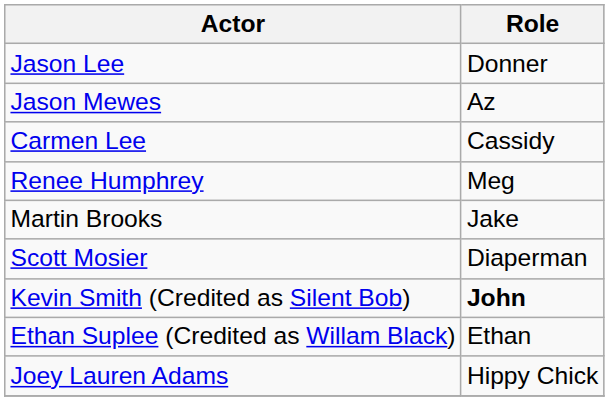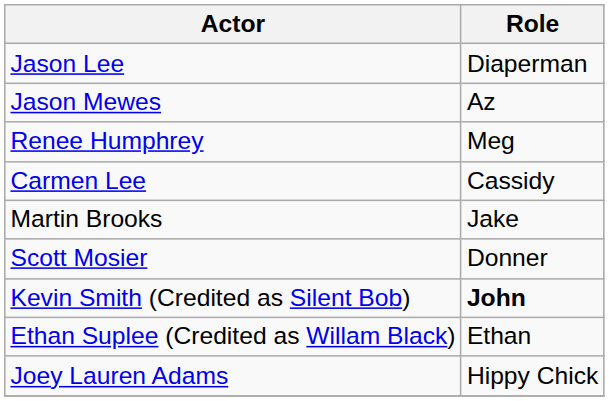(507, 63) Donner -> (527, 63) Diaperman
rows swapped: (107, 180) <-> (78, 141)
(527, 258) Diaperman -> (507, 258) Donner
